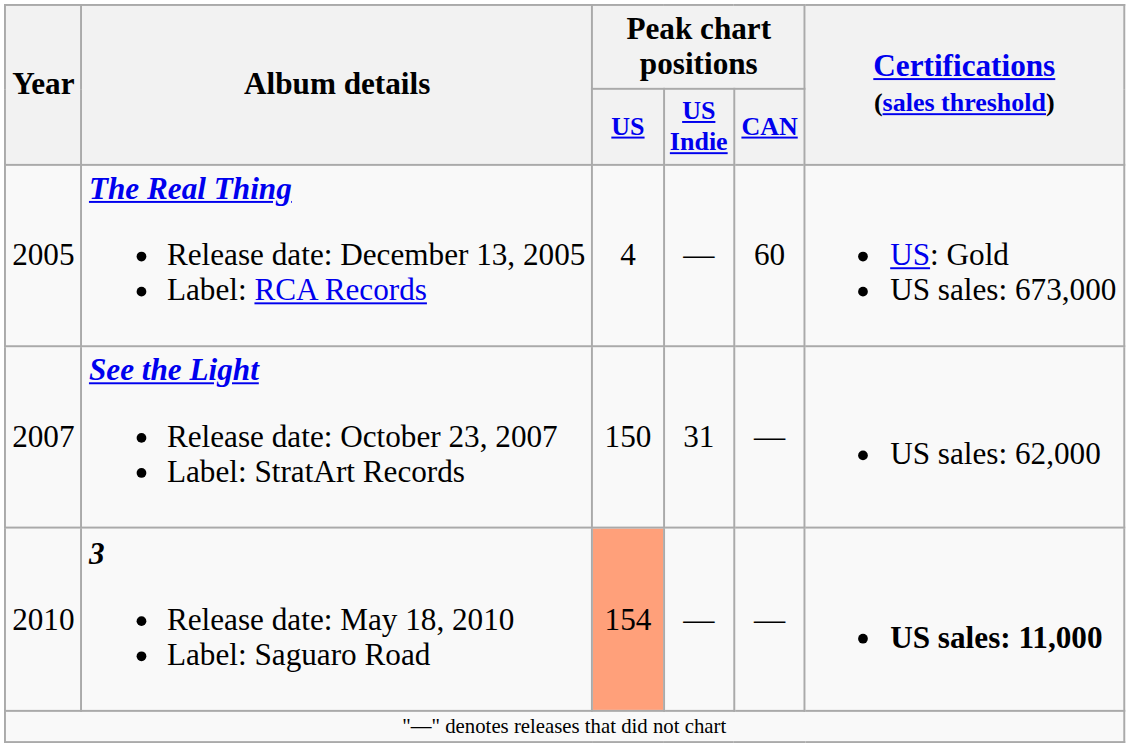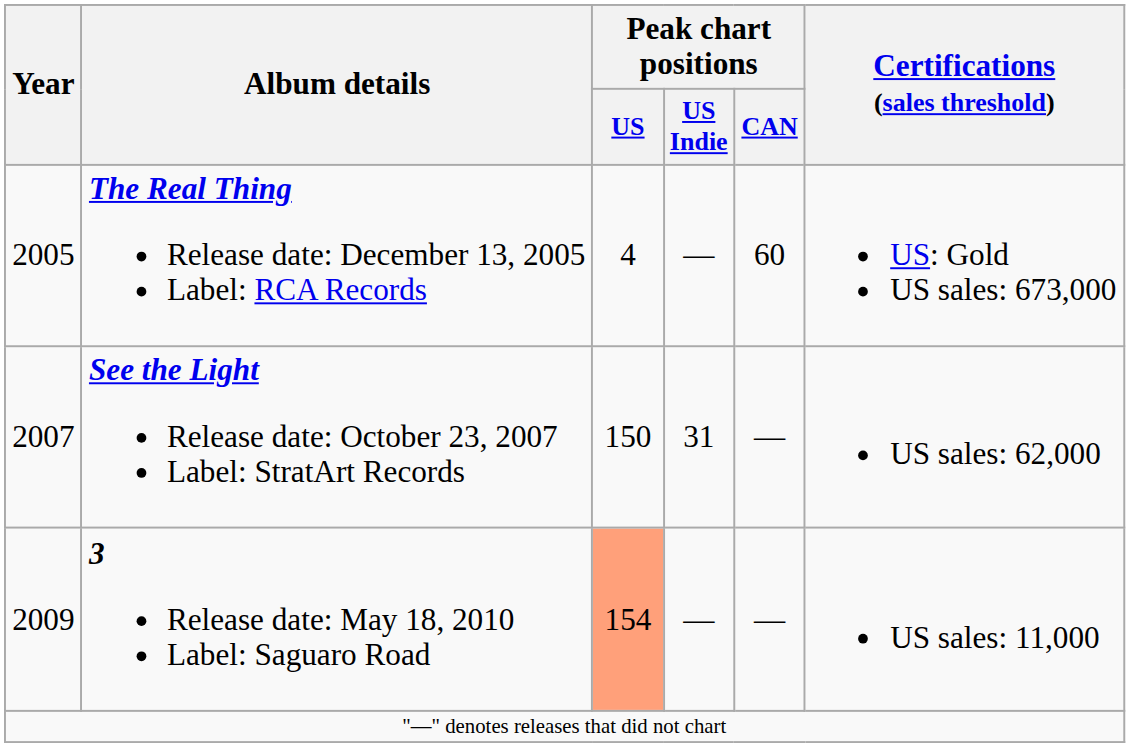(43, 618) 2010 -> (43, 618) 2009
(964, 637) bold -> (964, 637) normal
